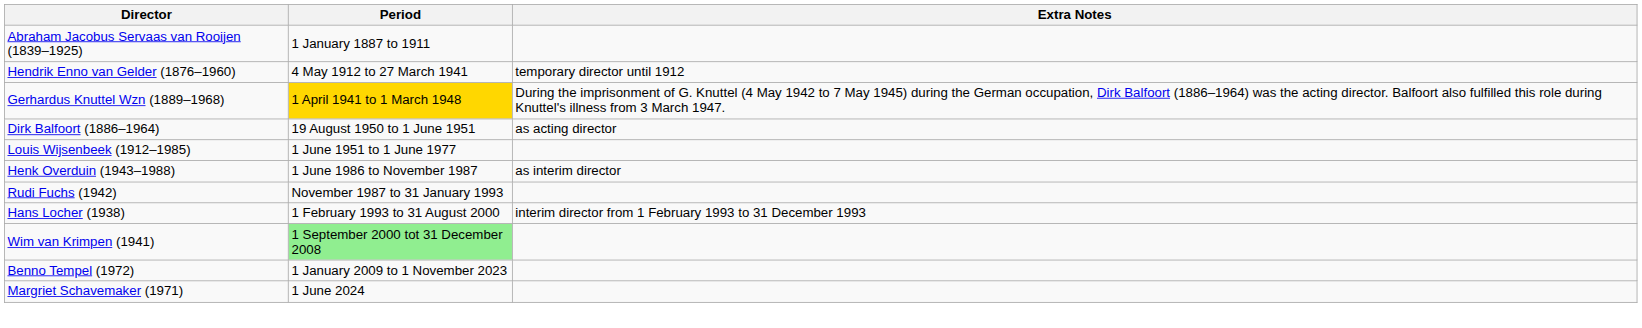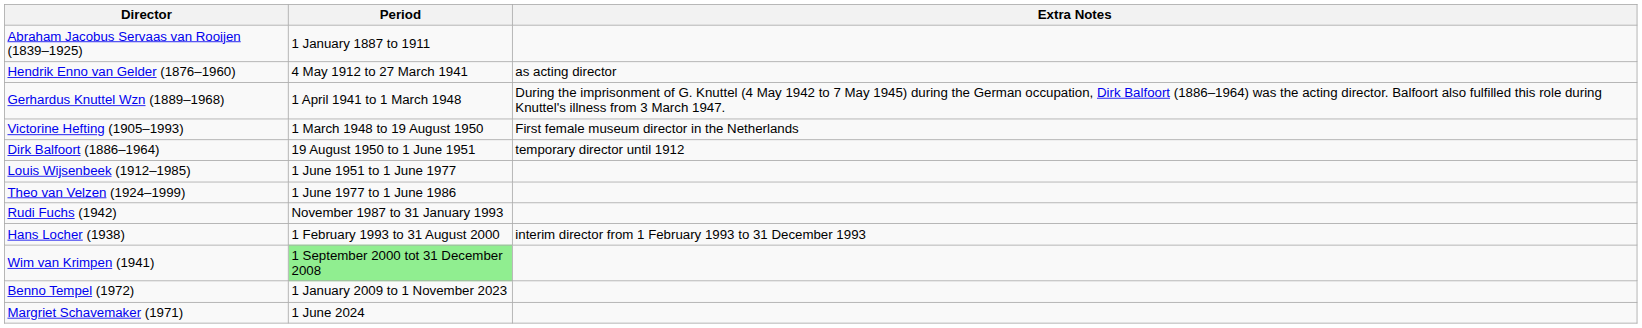(600, 72) temporary director until 1912 -> (566, 72) as acting director
(376, 100) gold background -> (376, 100) no background
+ row: (96, 129)
(566, 129) as acting director -> (600, 150) temporary director until 1912
+ row: (96, 192)
- row: (91, 171)
